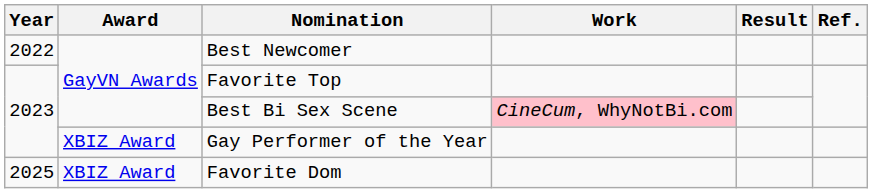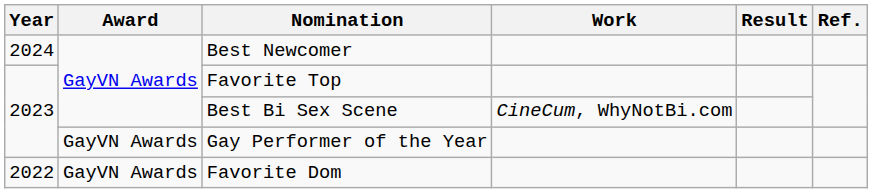(32, 50) 2022 -> (32, 50) 2024
(615, 112) pink background -> (615, 112) no background
(119, 142) XBIZ Award -> (130, 142) GayVN Awards
(32, 173) 2025 -> (32, 173) 2022
(119, 173) XBIZ Award -> (130, 173) GayVN Awards
